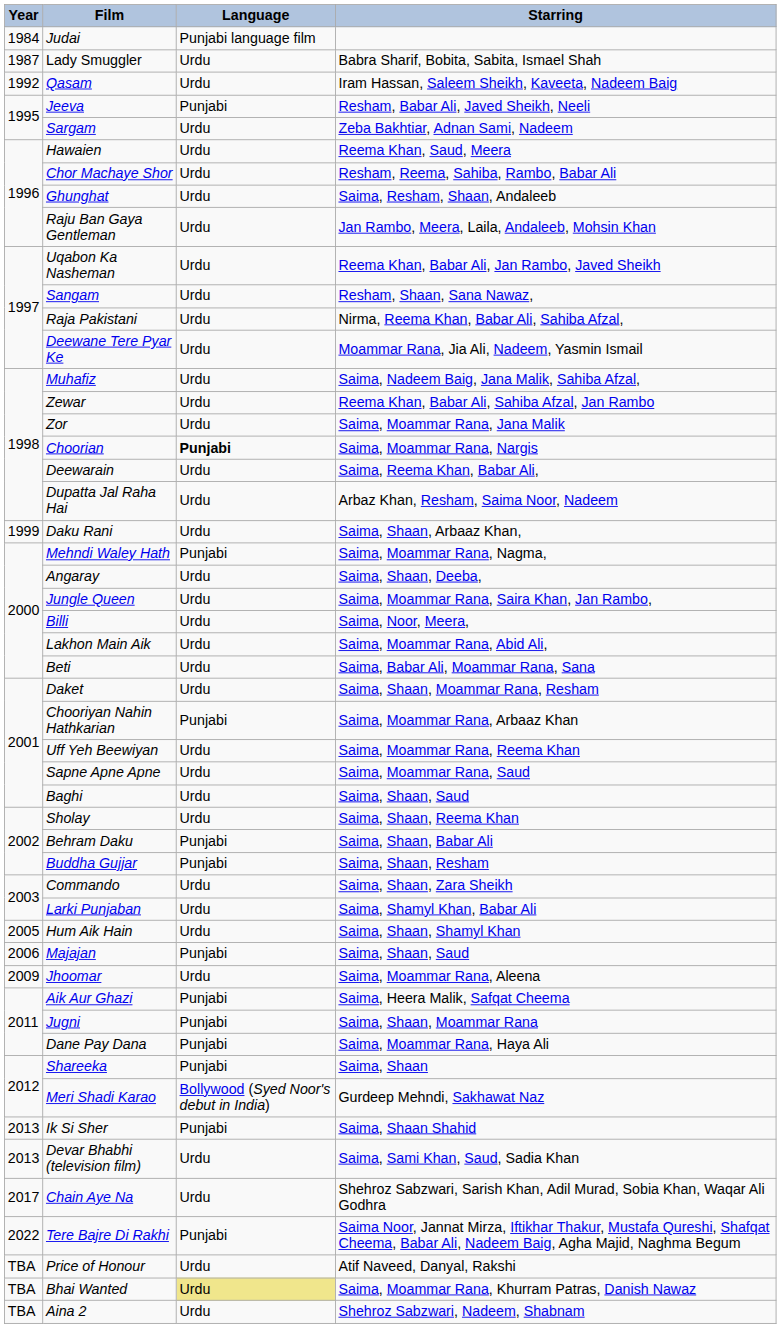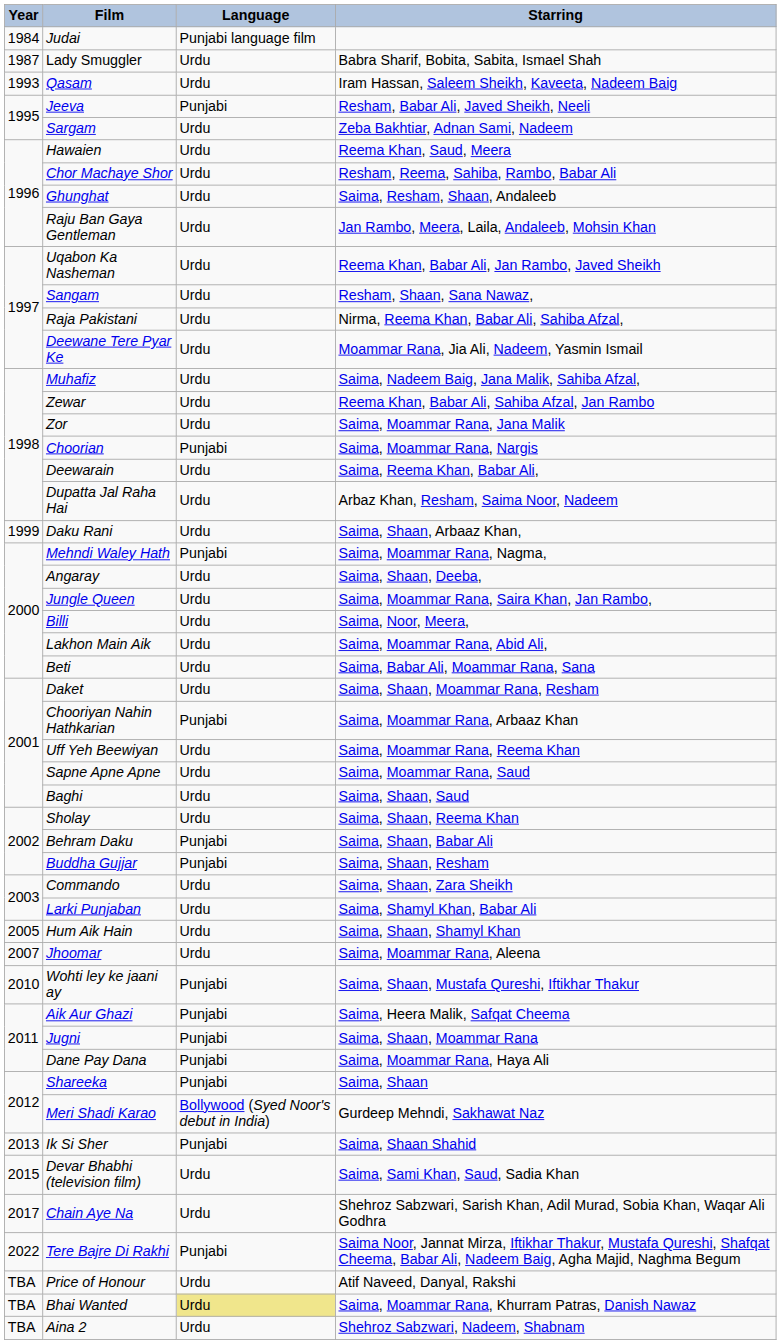(24, 83) 1992 -> (24, 83) 1993
(205, 447) bold -> (203, 447) normal
- row: (71, 954)
(24, 976) 2009 -> (24, 954) 2007
+ row: (102, 984)
(24, 1158) 2013 -> (24, 1174) 2015
